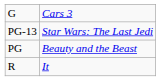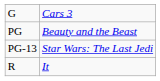rows swapped: (15, 48) <-> (22, 31)
